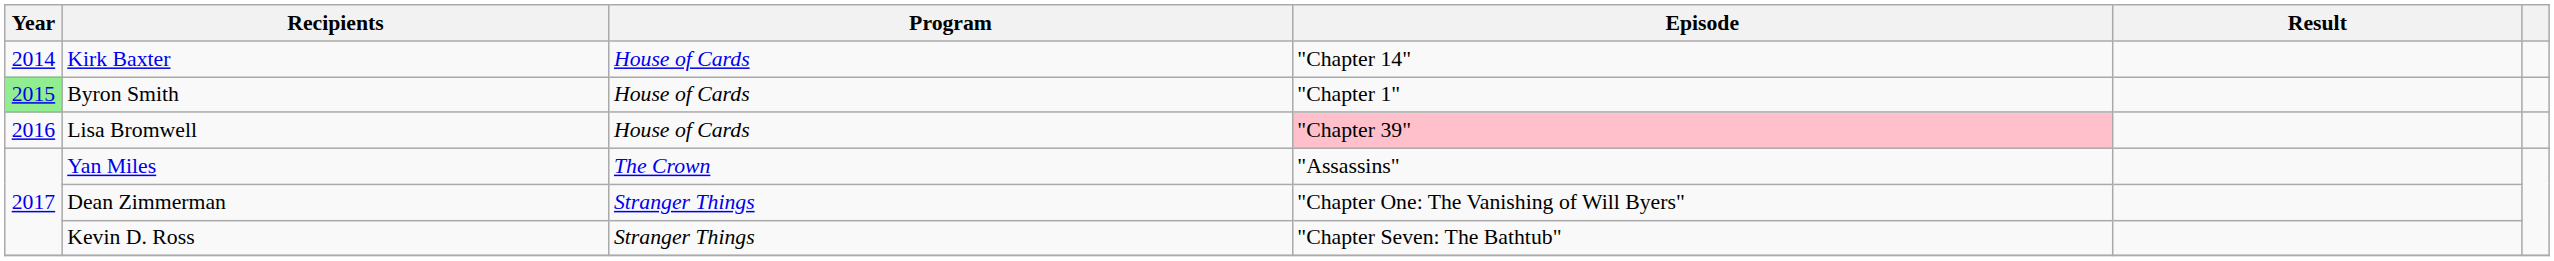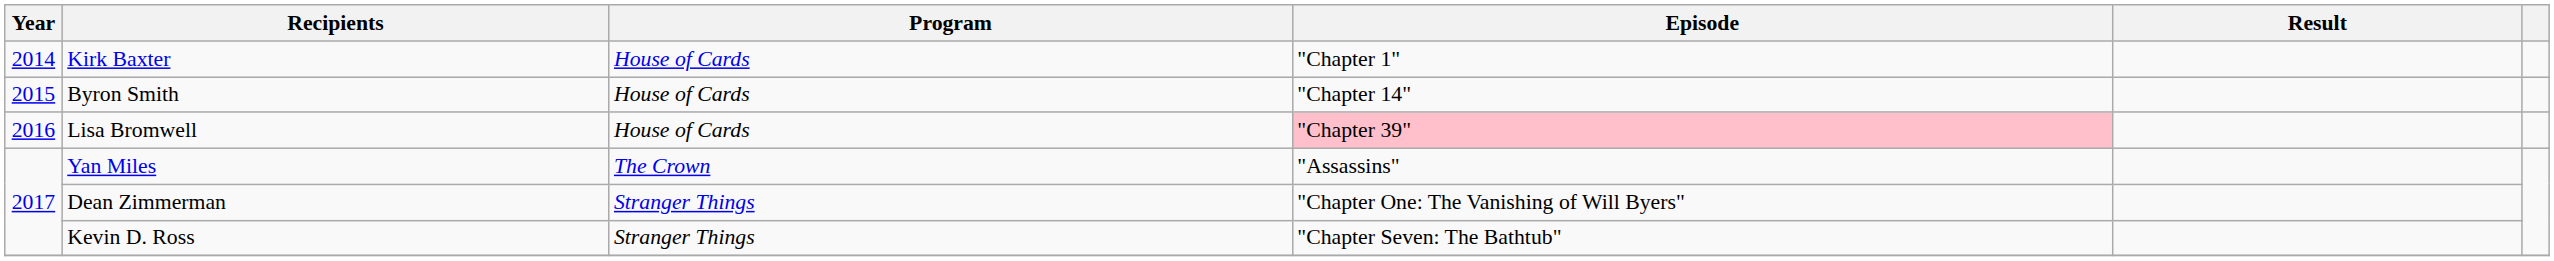(1354, 58) "Chapter 14" -> (1349, 58) "Chapter 1"
(33, 94) lightgreen background -> (33, 94) no background
(1349, 94) "Chapter 1" -> (1354, 94) "Chapter 14"
